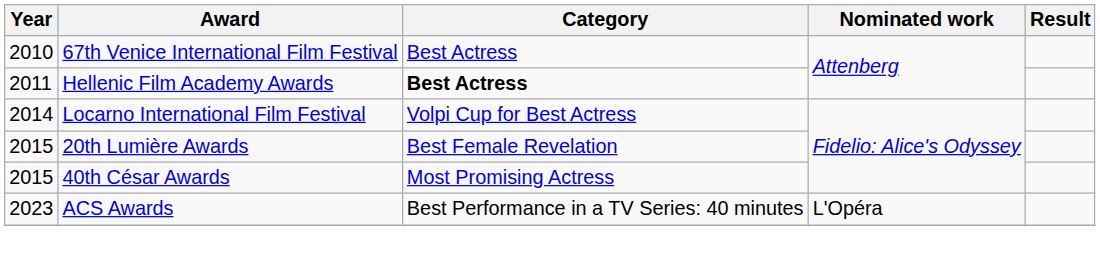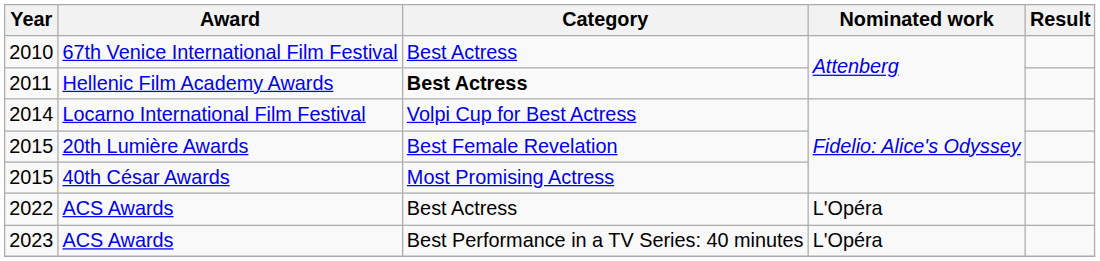+ row: (31, 209)
